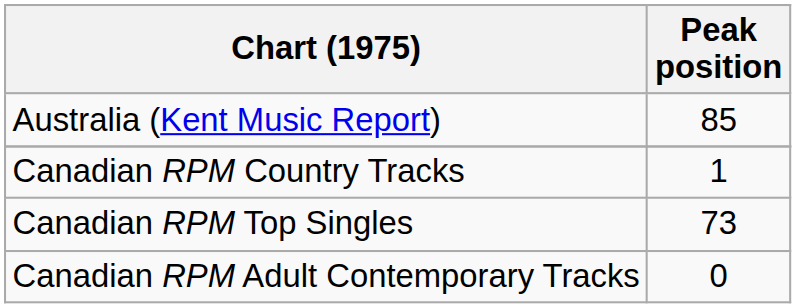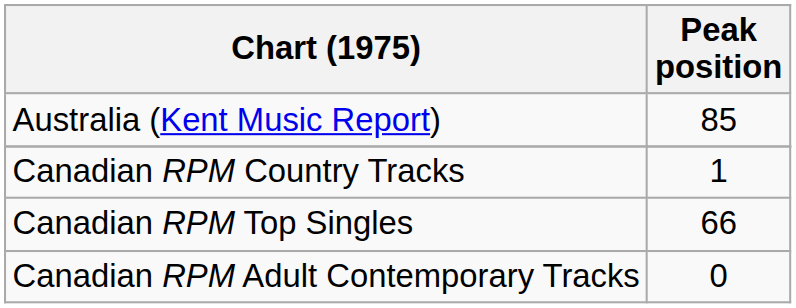(719, 223) 73 -> (719, 223) 66
